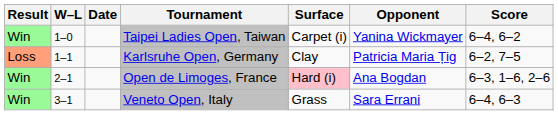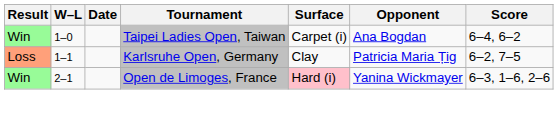(408, 36) Yanina Wickmayer -> (390, 36) Ana Bogdan
(390, 78) Ana Bogdan -> (408, 78) Yanina Wickmayer
- row: (178, 99)
